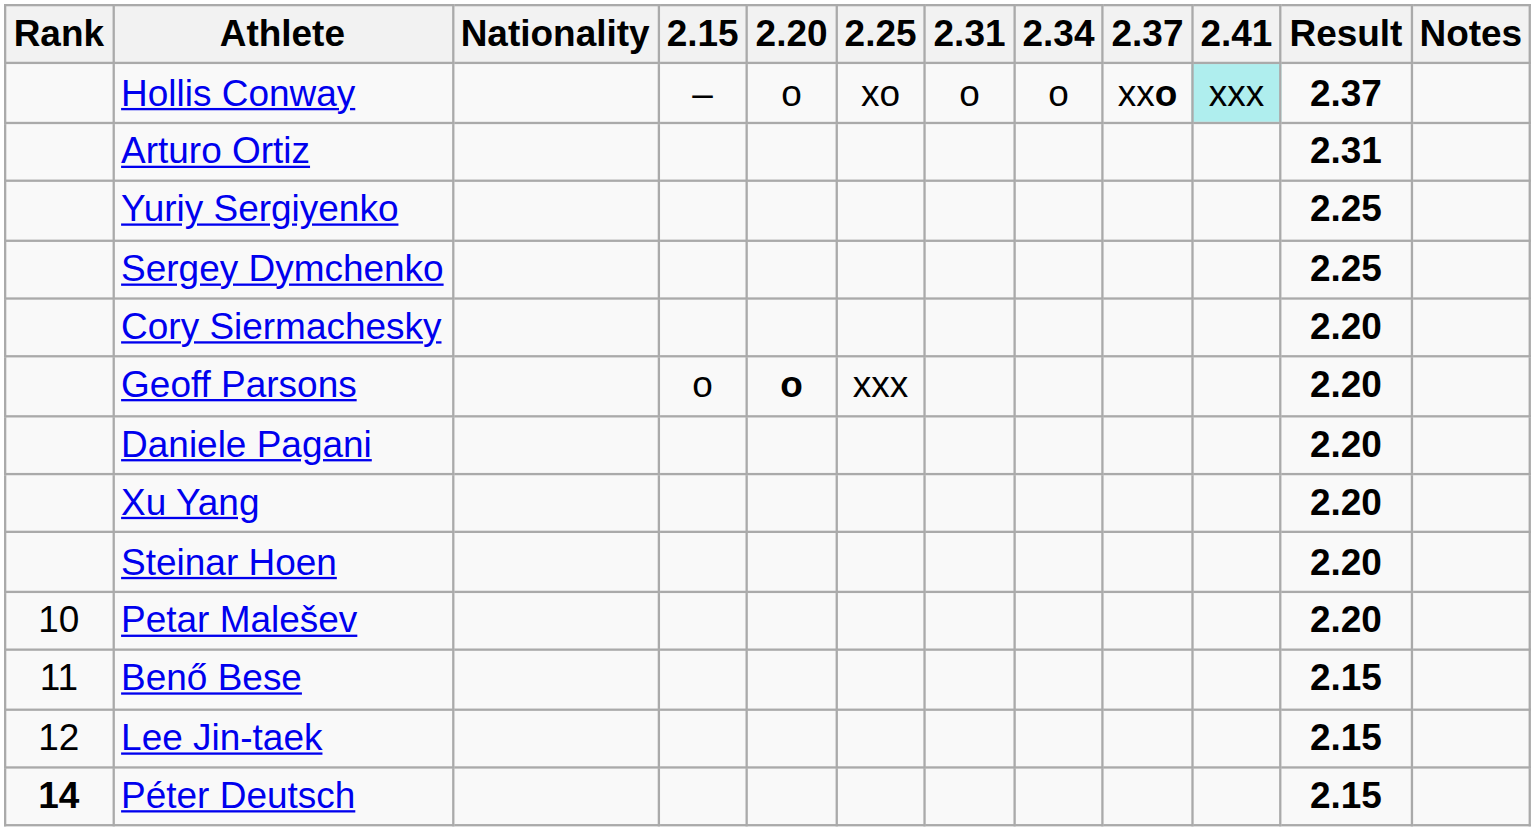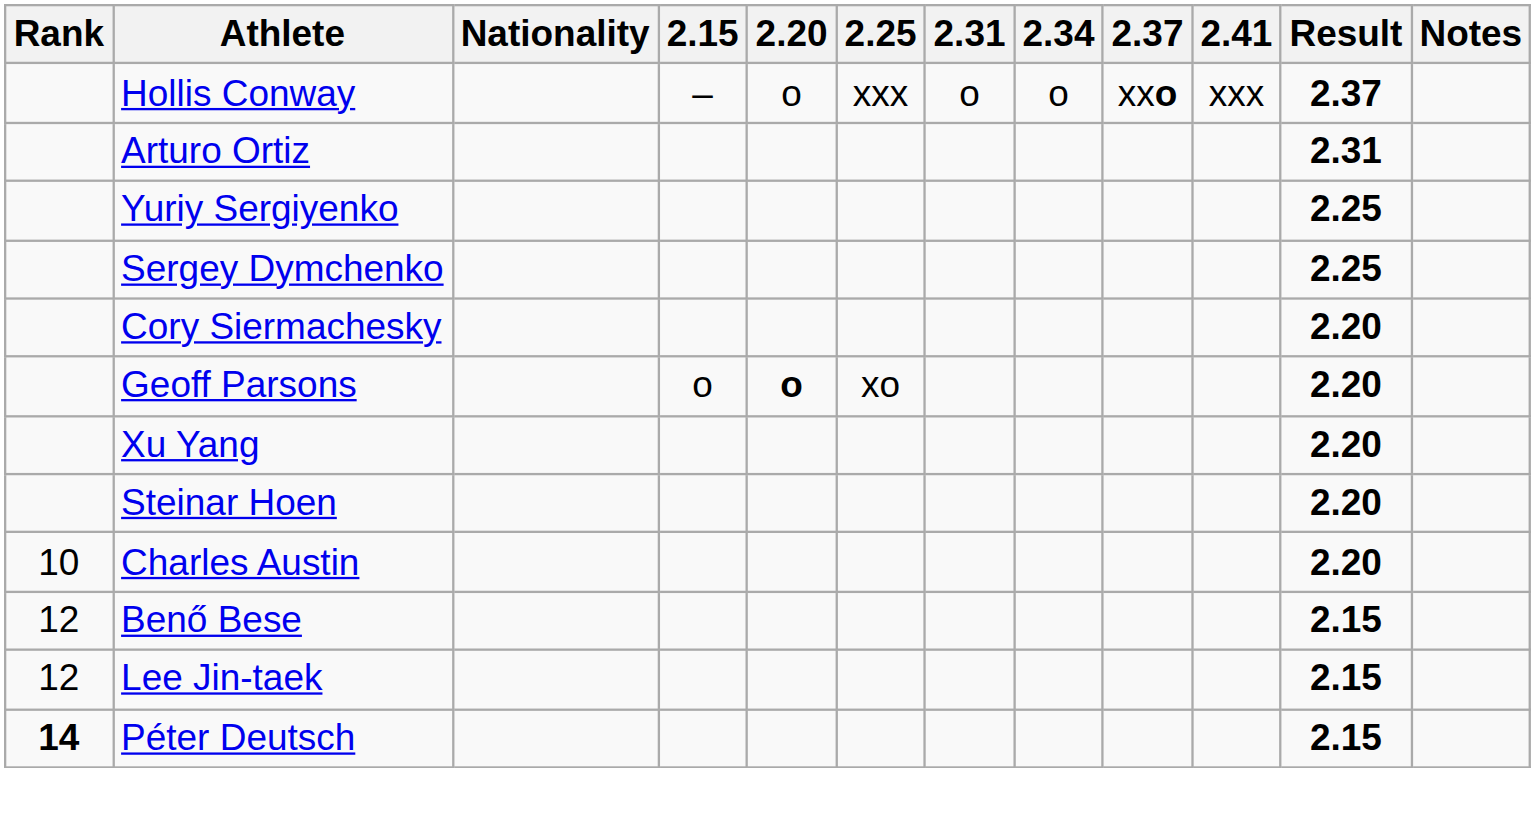(881, 92) xo -> (881, 92) xxx
(1236, 92) paleturquoise background -> (1236, 92) no background
(881, 385) xxx -> (881, 385) xo
- row: (246, 444)
+ row: (240, 561)
- row: (239, 619)
(59, 678) 11 -> (59, 619) 12
